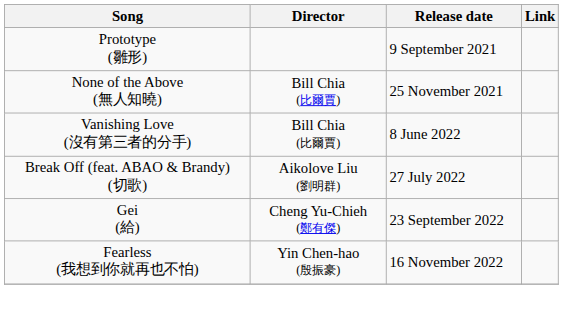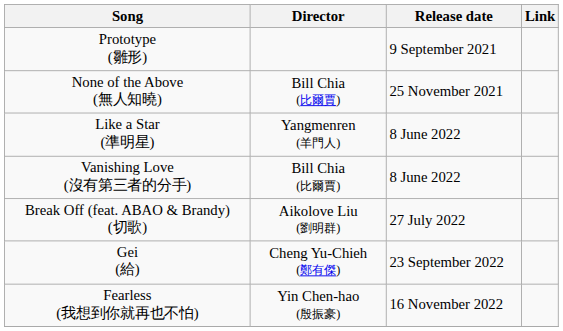+ row: (127, 133)
